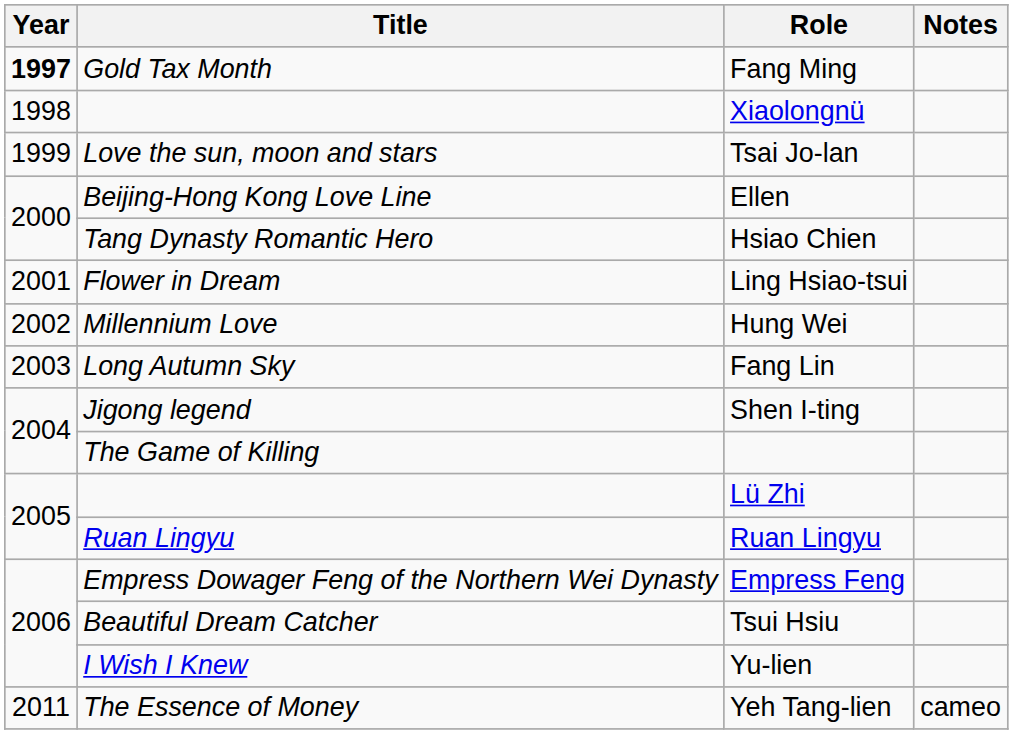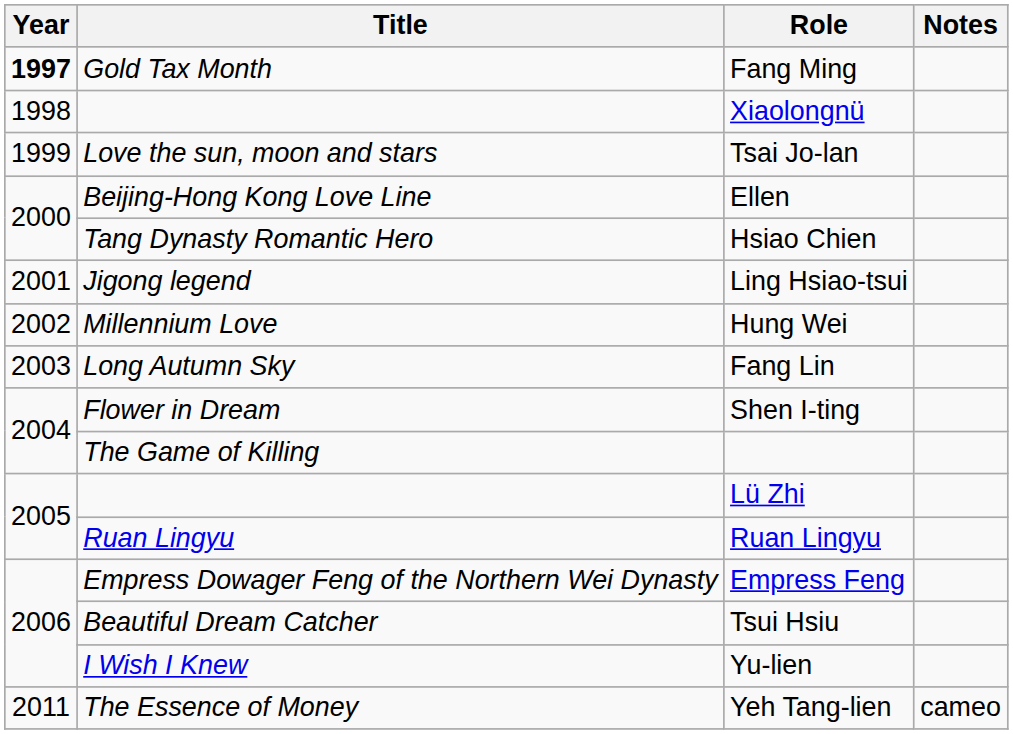(182, 281) Flower in Dream -> (167, 281) Jigong legend
(167, 409) Jigong legend -> (182, 409) Flower in Dream
